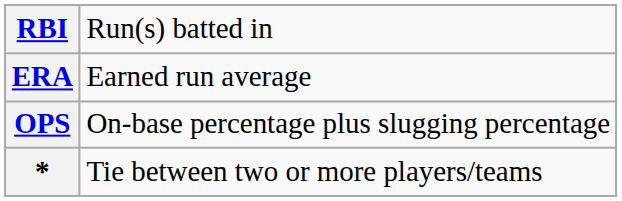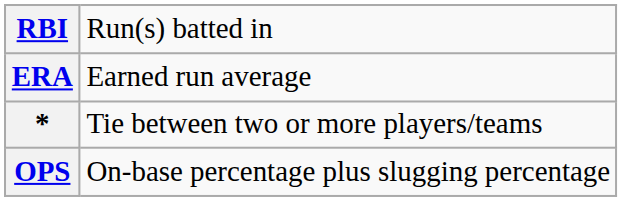rows swapped: (42, 124) <-> (42, 171)
